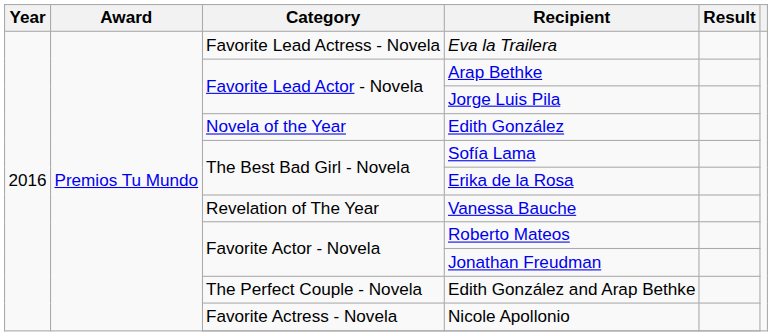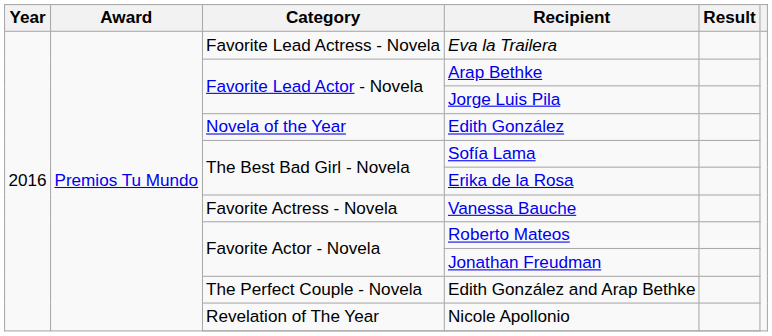(292, 208) Revelation of The Year -> (302, 208) Favorite Actress - Novela
(302, 316) Favorite Actress - Novela -> (292, 316) Revelation of The Year
